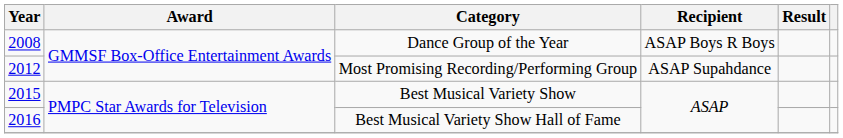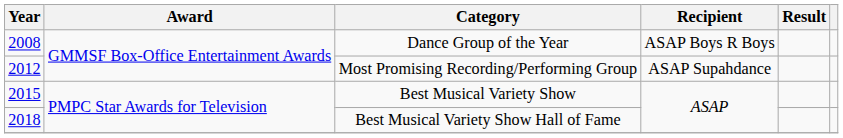(24, 119) 2016 -> (24, 119) 2018
